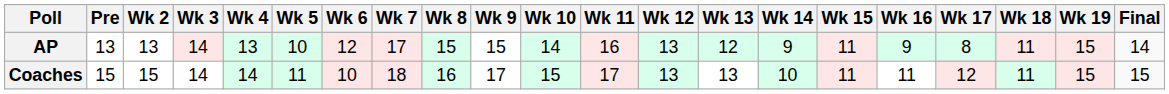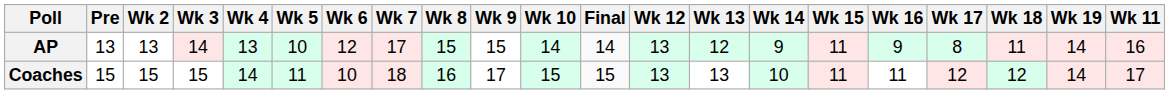columns swapped: (609, 18) <-> (1140, 18)
(1085, 46) 15 -> (1076, 46) 14
(198, 74) 14 -> (198, 74) 15
(1026, 74) 11 -> (1017, 74) 12
(1085, 74) 15 -> (1076, 74) 14
